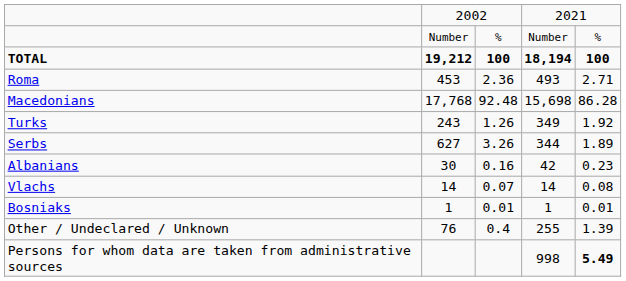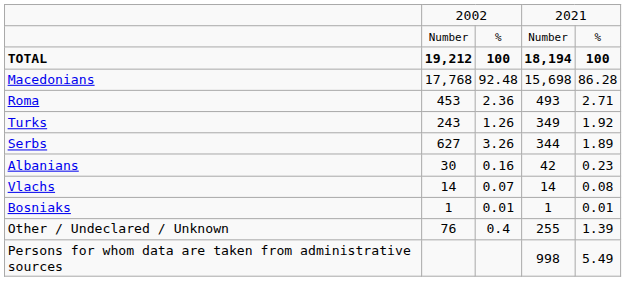rows swapped: (51, 101) <-> (23, 79)
(598, 258) bold -> (598, 258) normal
